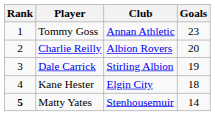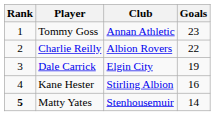(194, 48) 20 -> (194, 48) 22
(140, 66) Stirling Albion -> (130, 66) Elgin City
(130, 84) Elgin City -> (140, 84) Stirling Albion
(194, 84) 18 -> (194, 84) 16
